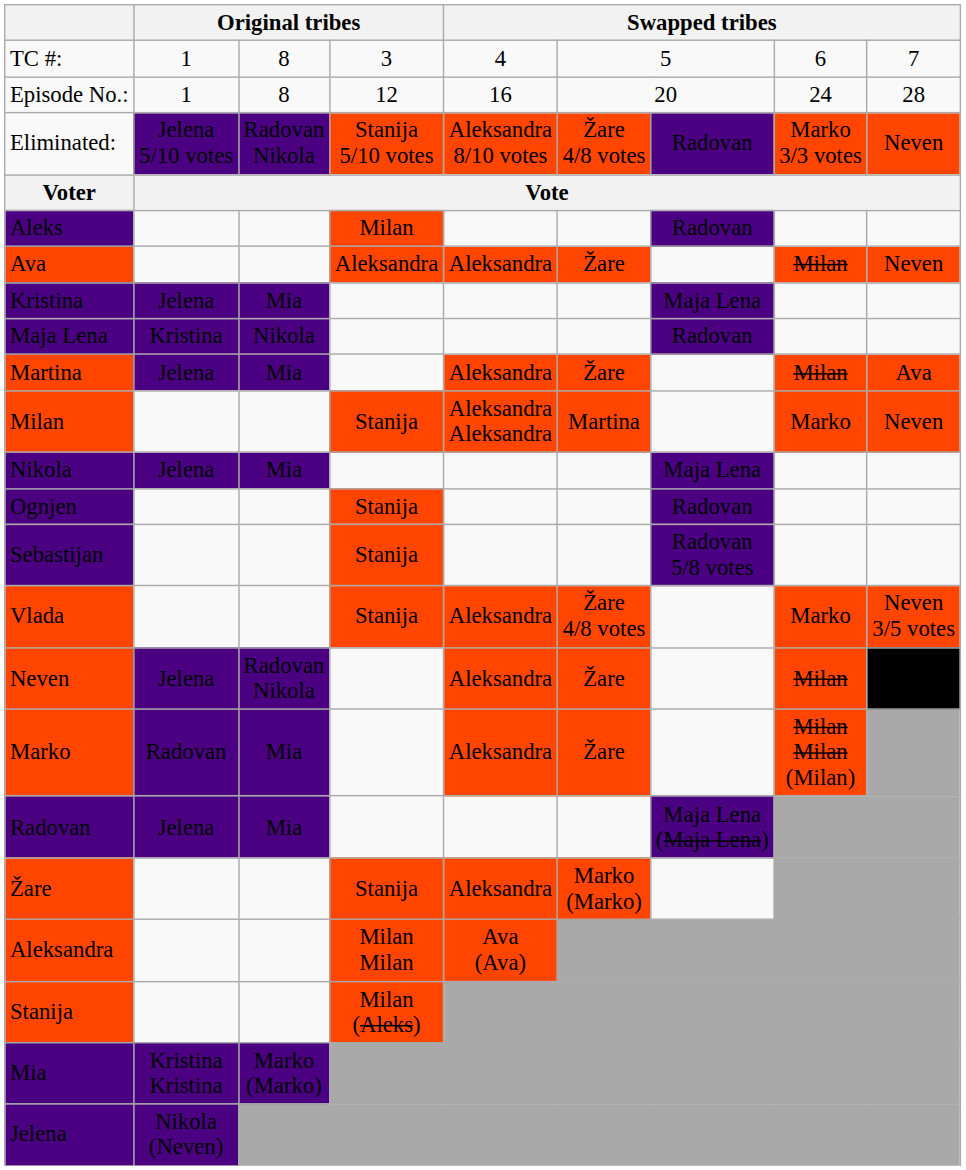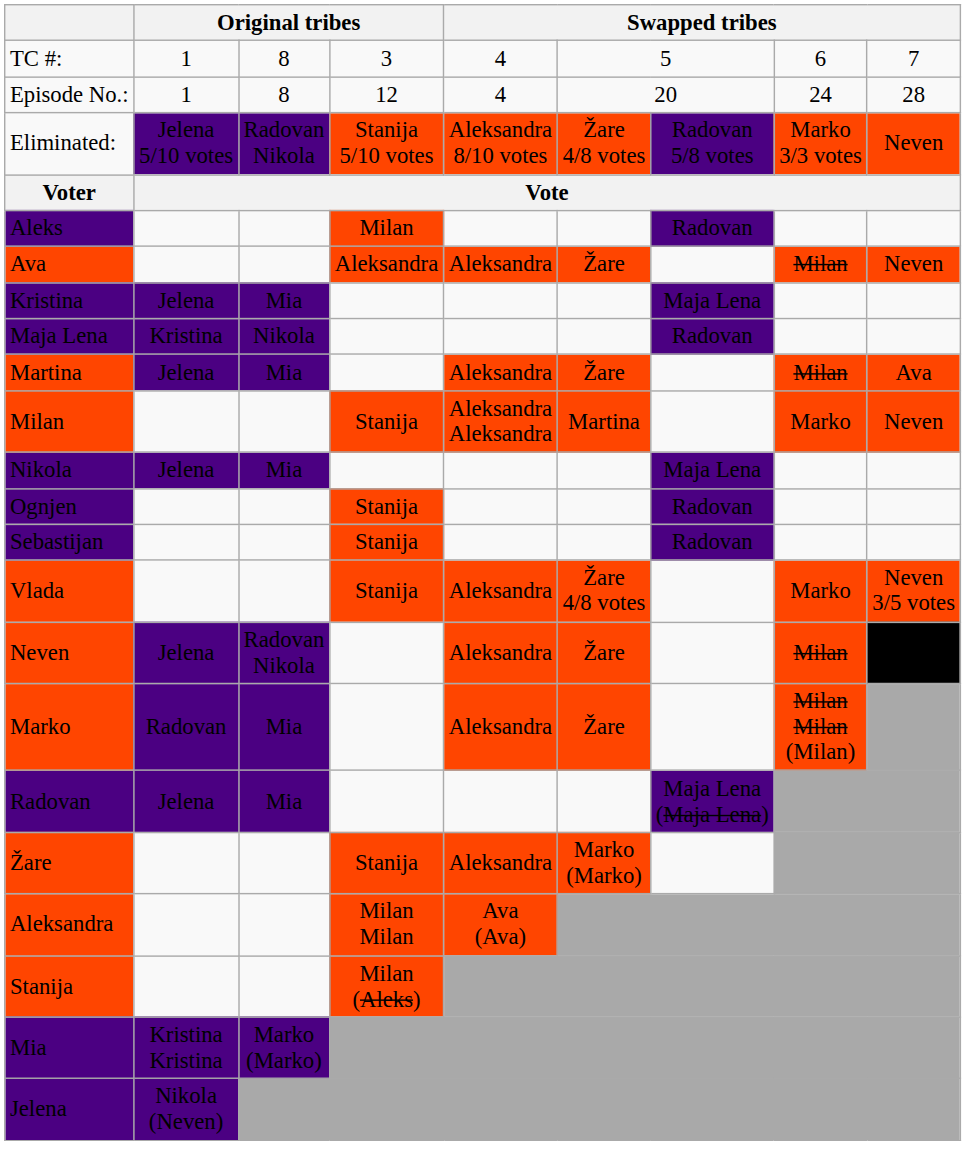(500, 94) 16 -> (500, 94) 4
(712, 143) Radovan -> (712, 143) Radovan 5/8 votes
(712, 554) Radovan 5/8 votes -> (712, 542) Radovan
